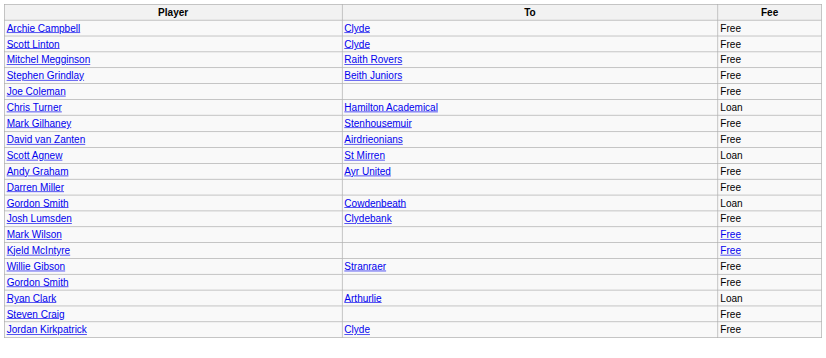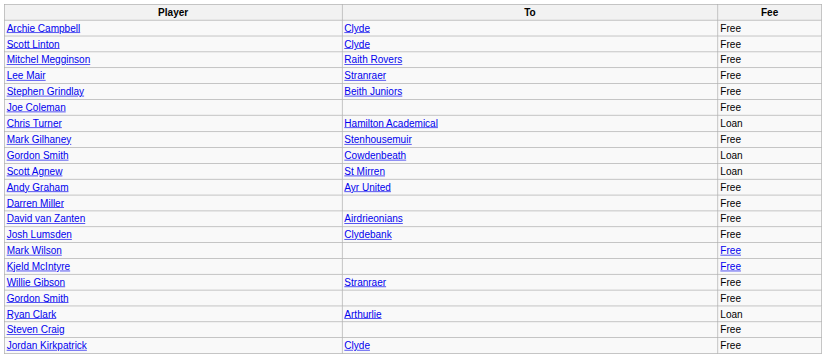+ row: (26, 76)
rows swapped: (46, 140) <-> (38, 203)
